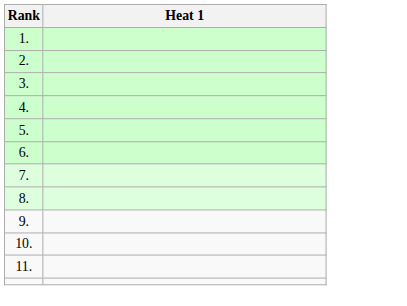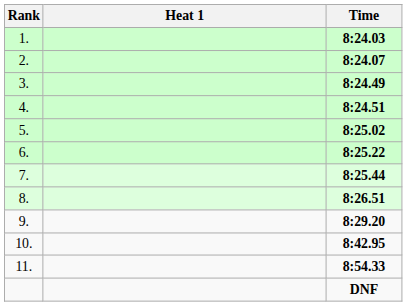+ column: (364, 16)
